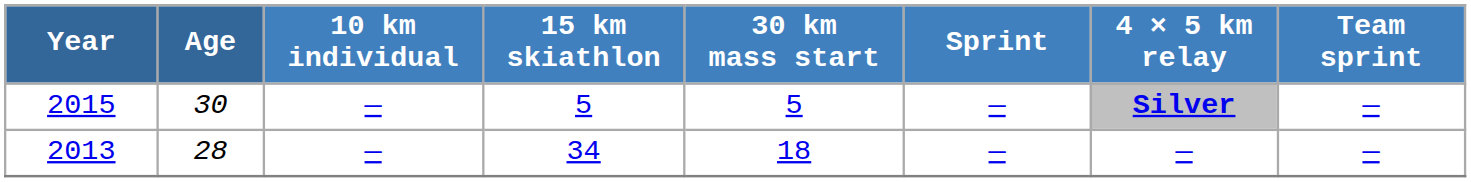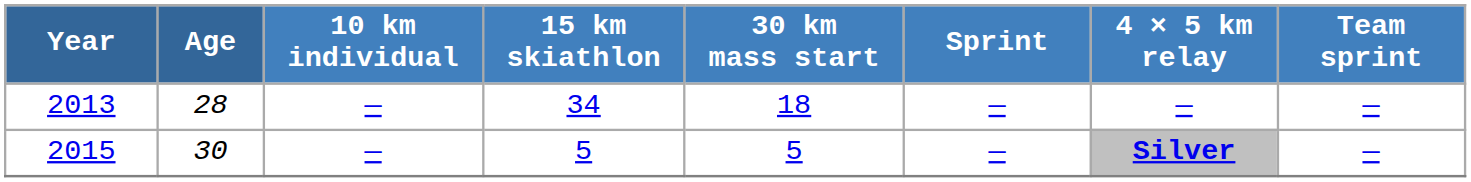rows swapped: (81, 153) <-> (81, 107)
